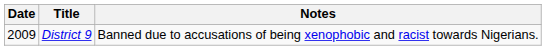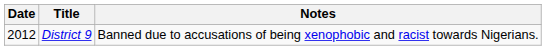(22, 34) 2009 -> (22, 34) 2012
